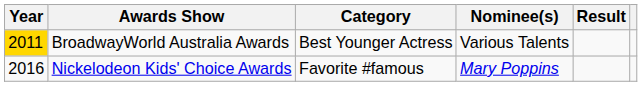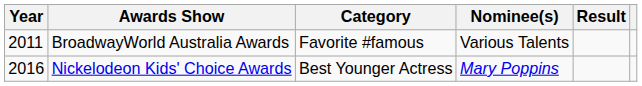(26, 42) gold background -> (26, 42) no background
(376, 42) Best Younger Actress -> (361, 42) Favorite #famous
(361, 68) Favorite #famous -> (376, 68) Best Younger Actress
